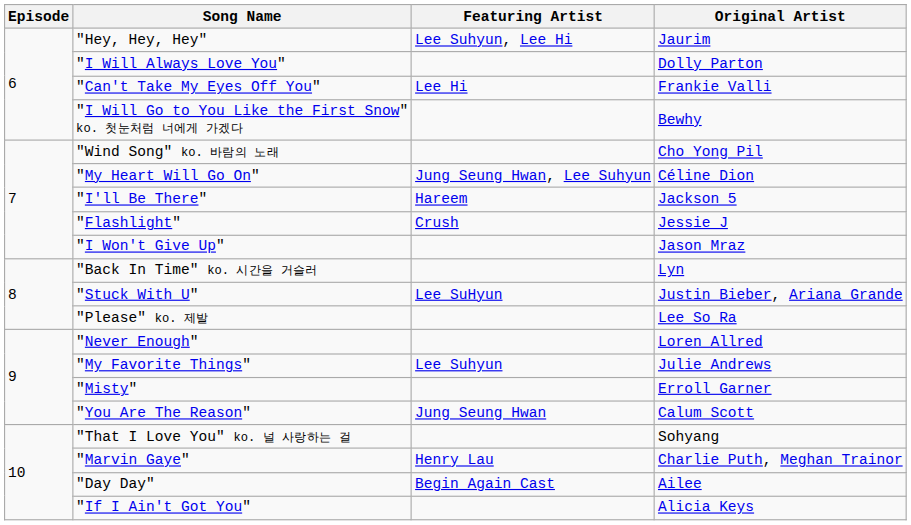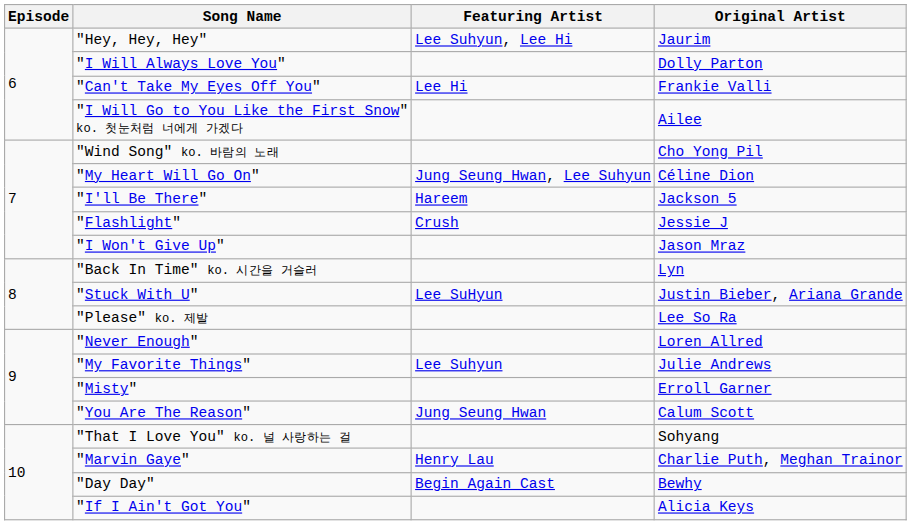(680, 120) Bewhy -> (680, 120) Ailee
(680, 484) Ailee -> (680, 484) Bewhy
